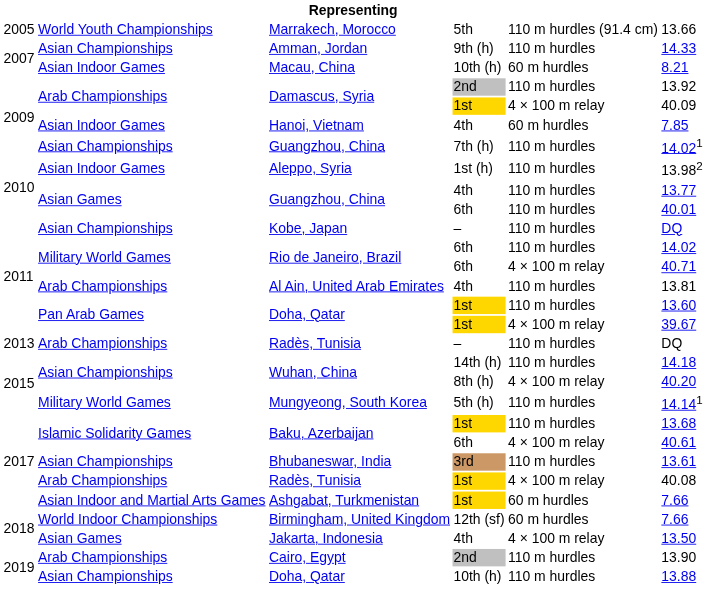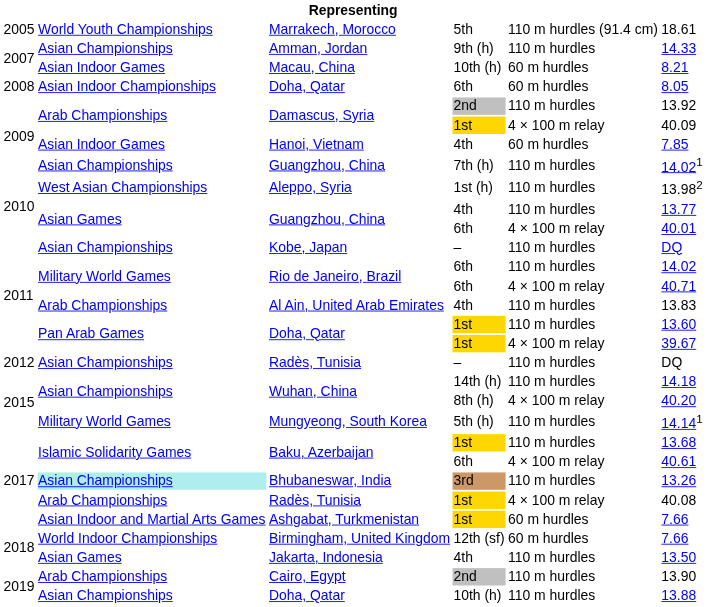(679, 29) 13.66 -> (679, 29) 18.61
+ row: (307, 87)
(102, 169) Asian Indoor Games -> (123, 188) West Asian Championships
(552, 209) 110 m hurdles -> (556, 228) 4 × 100 m relay
(679, 285) 13.81 -> (679, 305) 13.83
(19, 343) 2013 -> (19, 362) 2012
(103, 343) Arab Championships -> (105, 362) Asian Championships
(105, 462) no background -> (105, 481) paleturquoise background
(679, 462) 13.61 -> (679, 481) 13.26
(556, 538) 4 × 100 m relay -> (552, 557) 110 m hurdles
